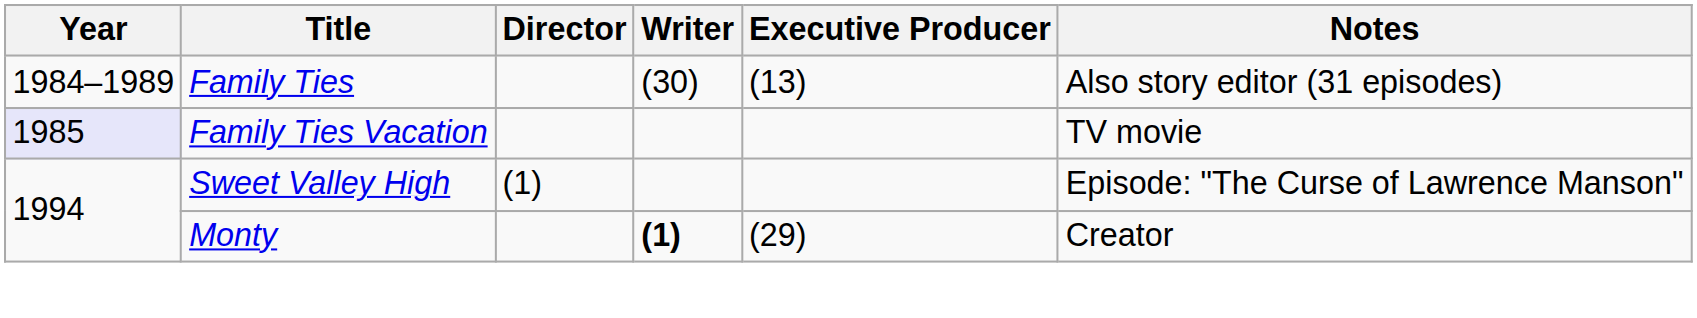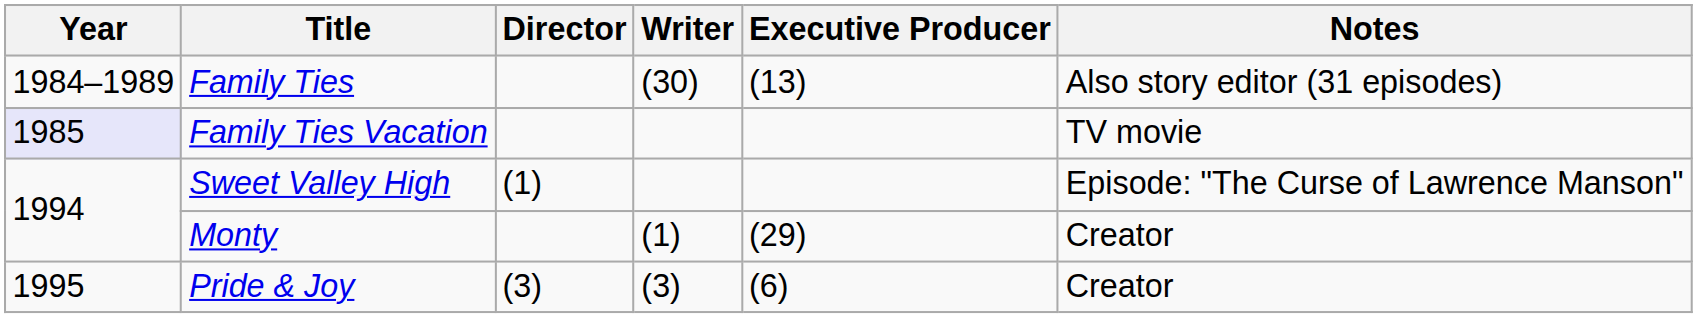(661, 235) bold -> (661, 235) normal
+ row: (272, 286)
